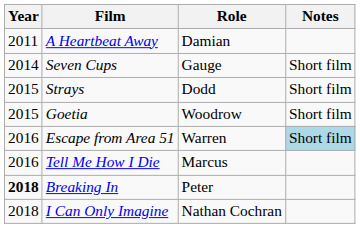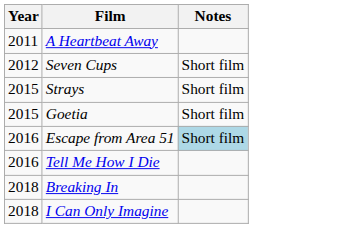- column: (232, 16)
(23, 65) 2014 -> (23, 65) 2012
(23, 187) bold -> (23, 187) normal
